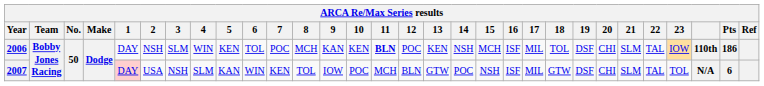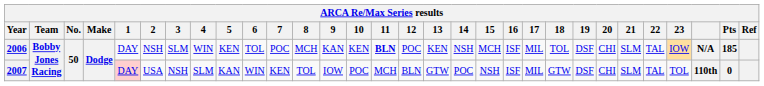(706, 49) 110th -> (706, 49) N/A
(729, 49) 186 -> (729, 49) 185
(706, 70) N/A -> (706, 70) 110th
(729, 70) 6 -> (729, 70) 0
